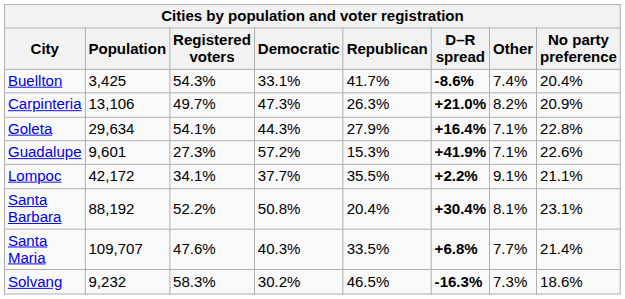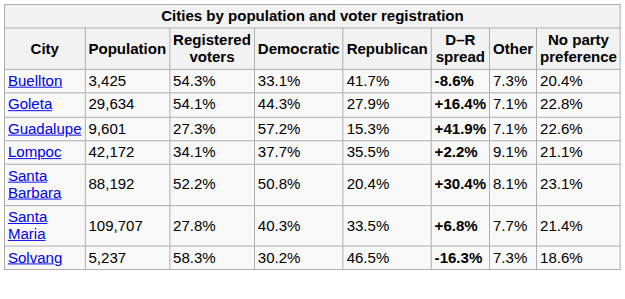(510, 81) 7.4% -> (510, 81) 7.3%
- row: (45, 104)
(194, 249) 47.6% -> (194, 225) 27.8%
(107, 281) 9,232 -> (107, 258) 5,237
